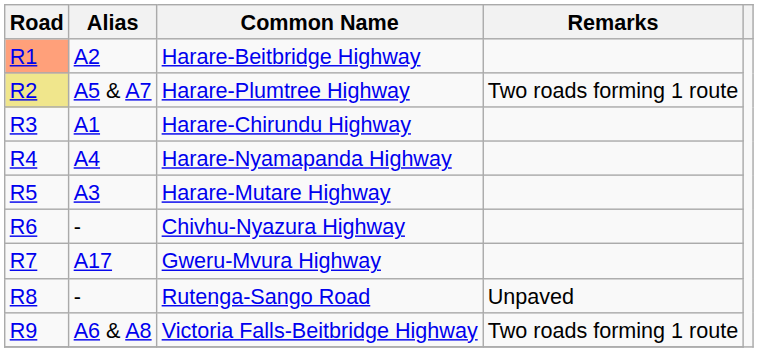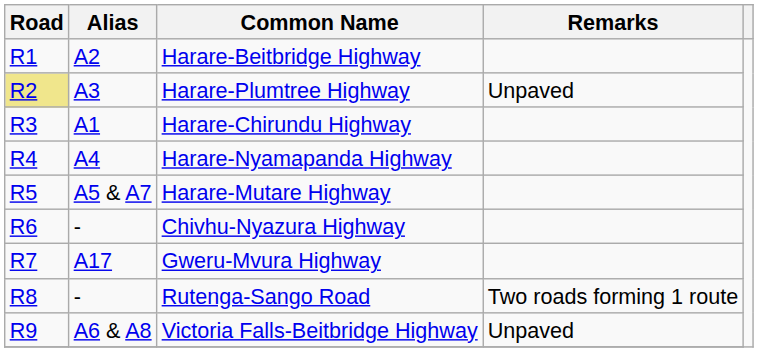(24, 56) lightsalmon background -> (24, 56) no background
(113, 90) A5 & A7 -> (87, 90) A3
(613, 90) Two roads forming 1 route -> (531, 90) Unpaved
(87, 193) A3 -> (113, 193) A5 & A7
(531, 295) Unpaved -> (613, 295) Two roads forming 1 route
(613, 330) Two roads forming 1 route -> (531, 330) Unpaved
